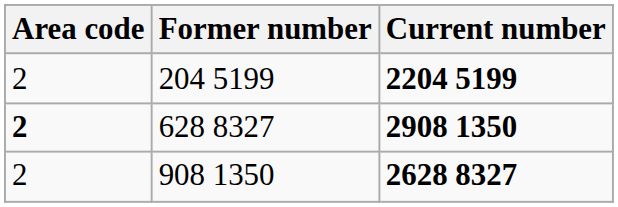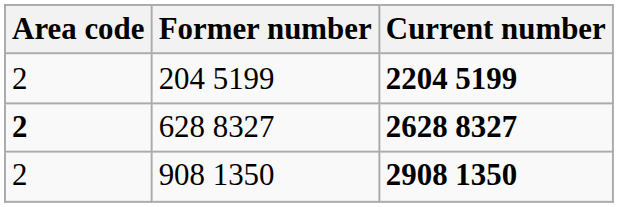(451, 126) 2908 1350 -> (451, 126) 2628 8327
(451, 175) 2628 8327 -> (451, 175) 2908 1350
